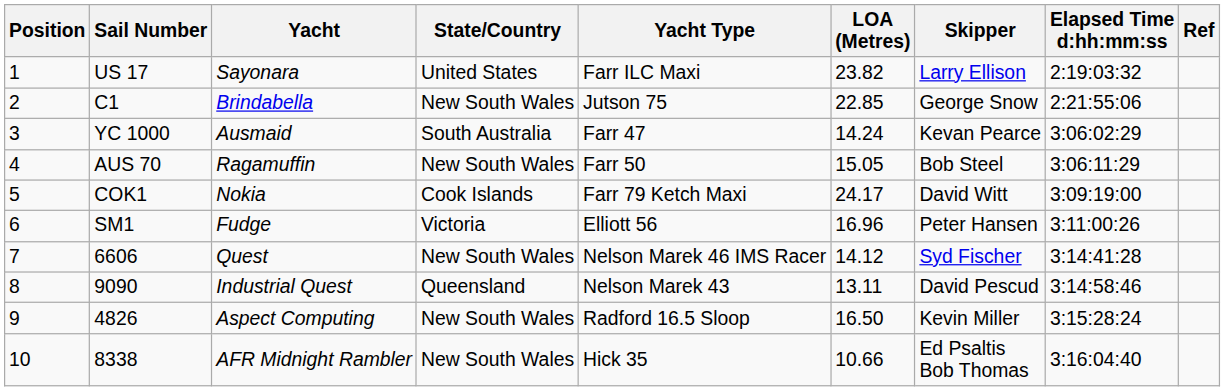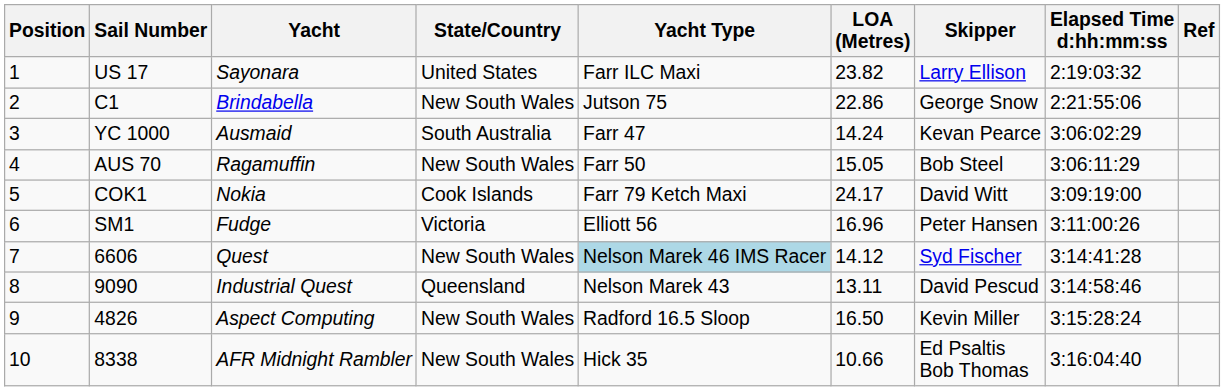(859, 103) 22.85 -> (859, 103) 22.86
(705, 256) no background -> (705, 256) lightblue background
